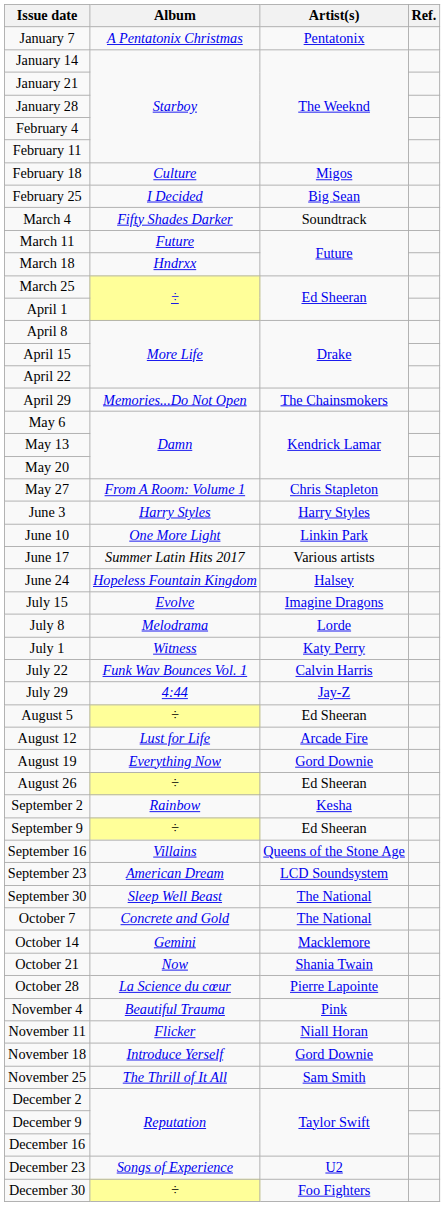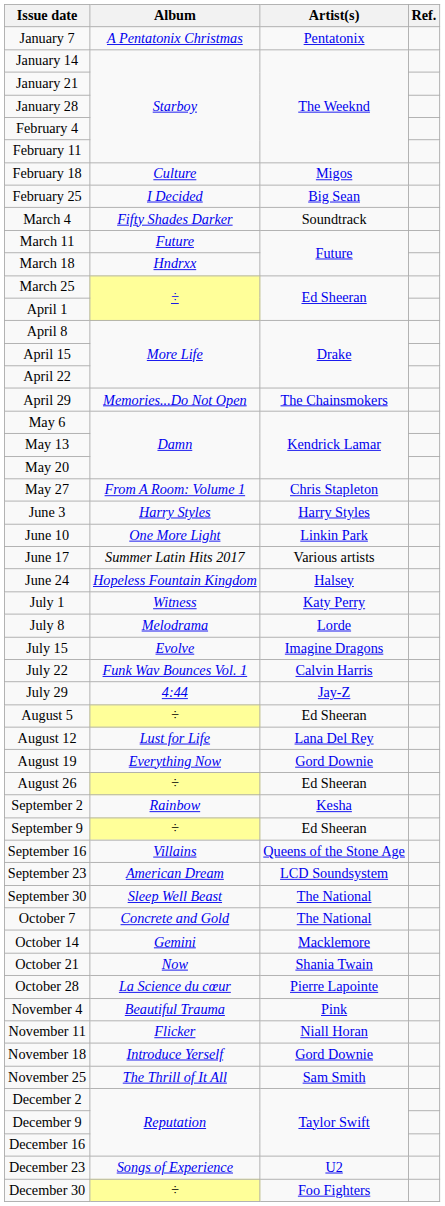rows swapped: (47, 648) <-> (47, 602)
(334, 738) Arcade Fire -> (334, 738) Lana Del Rey
